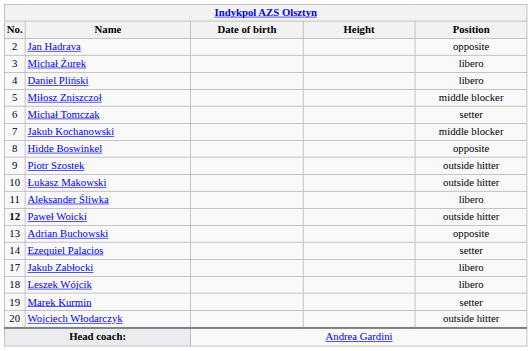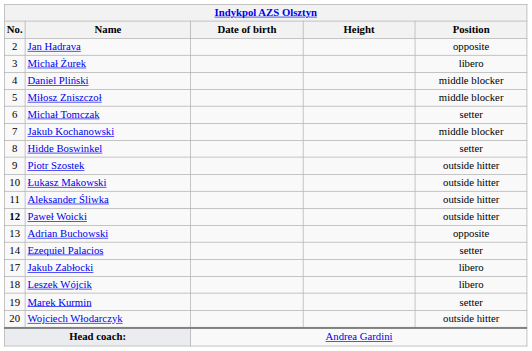(471, 81) libero -> (471, 81) middle blocker
(471, 149) opposite -> (471, 149) setter
(471, 200) libero -> (471, 200) outside hitter
